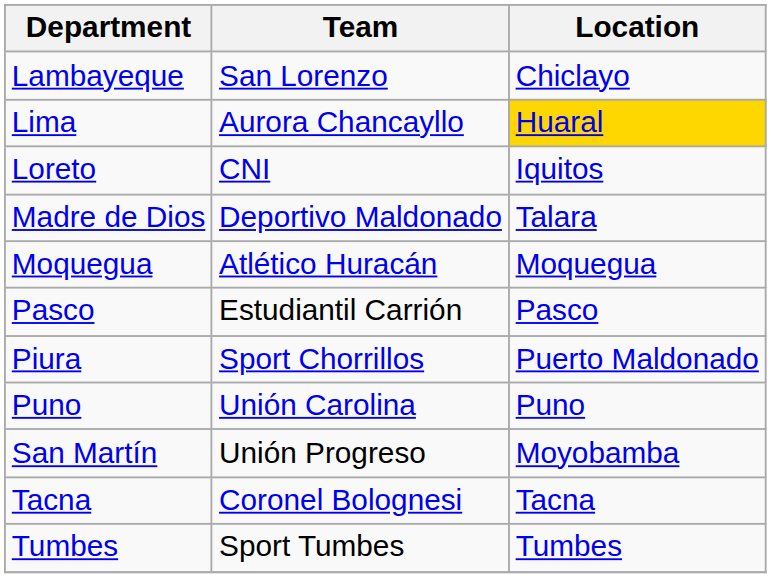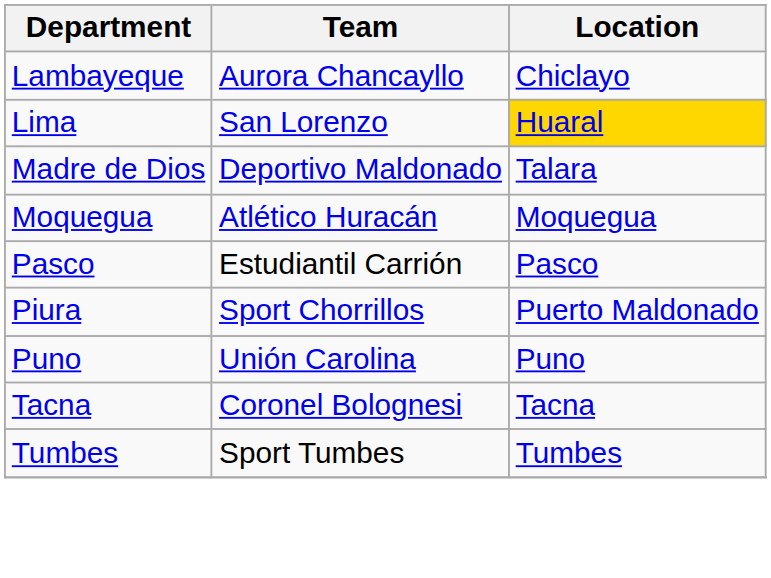(303, 75) San Lorenzo -> (341, 75) Aurora Chancayllo
(341, 122) Aurora Chancayllo -> (303, 122) San Lorenzo
- row: (54, 169)
- row: (85, 452)
